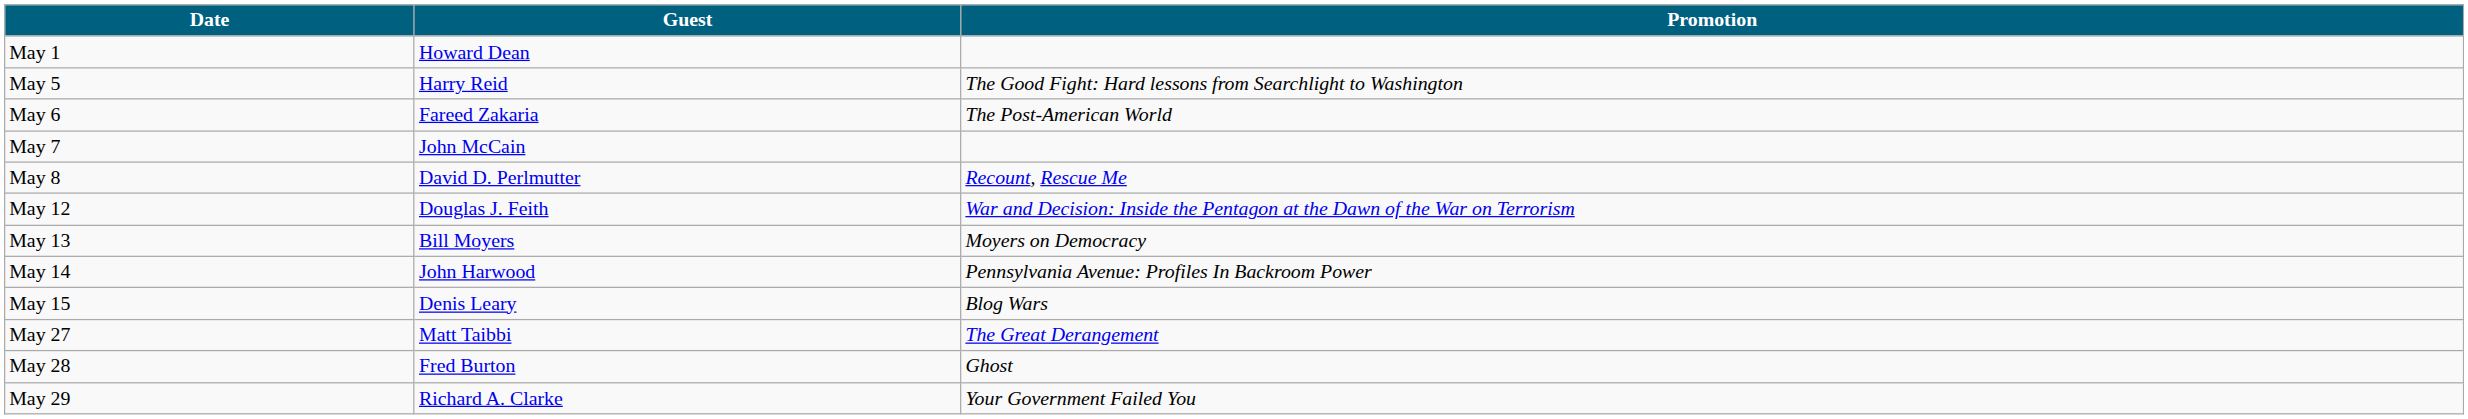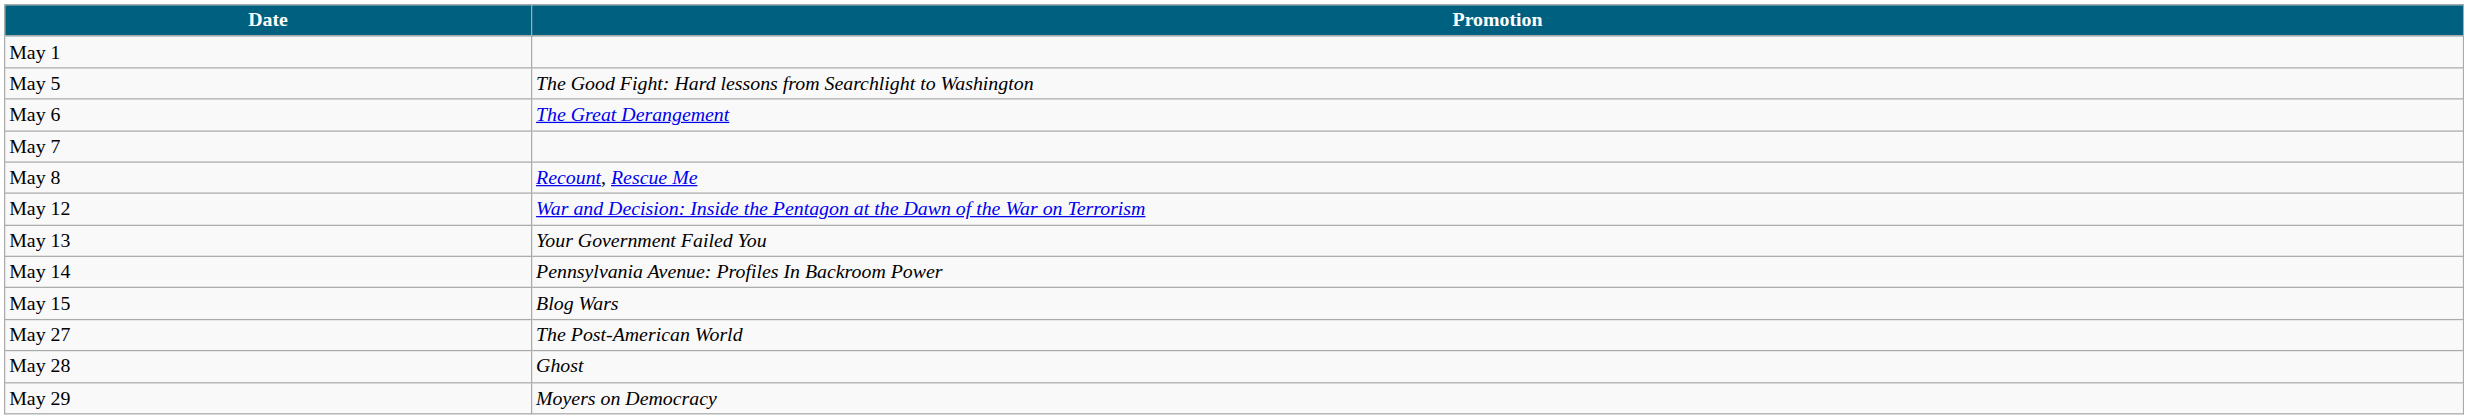- column: (688, 20)
(1069, 114) The Post-American World -> (633, 114) The Great Derangement
(1056, 240) Moyers on Democracy -> (651, 240) Your Government Failed You
(1062, 334) The Great Derangement -> (639, 334) The Post-American World
(1081, 397) Your Government Failed You -> (626, 397) Moyers on Democracy
